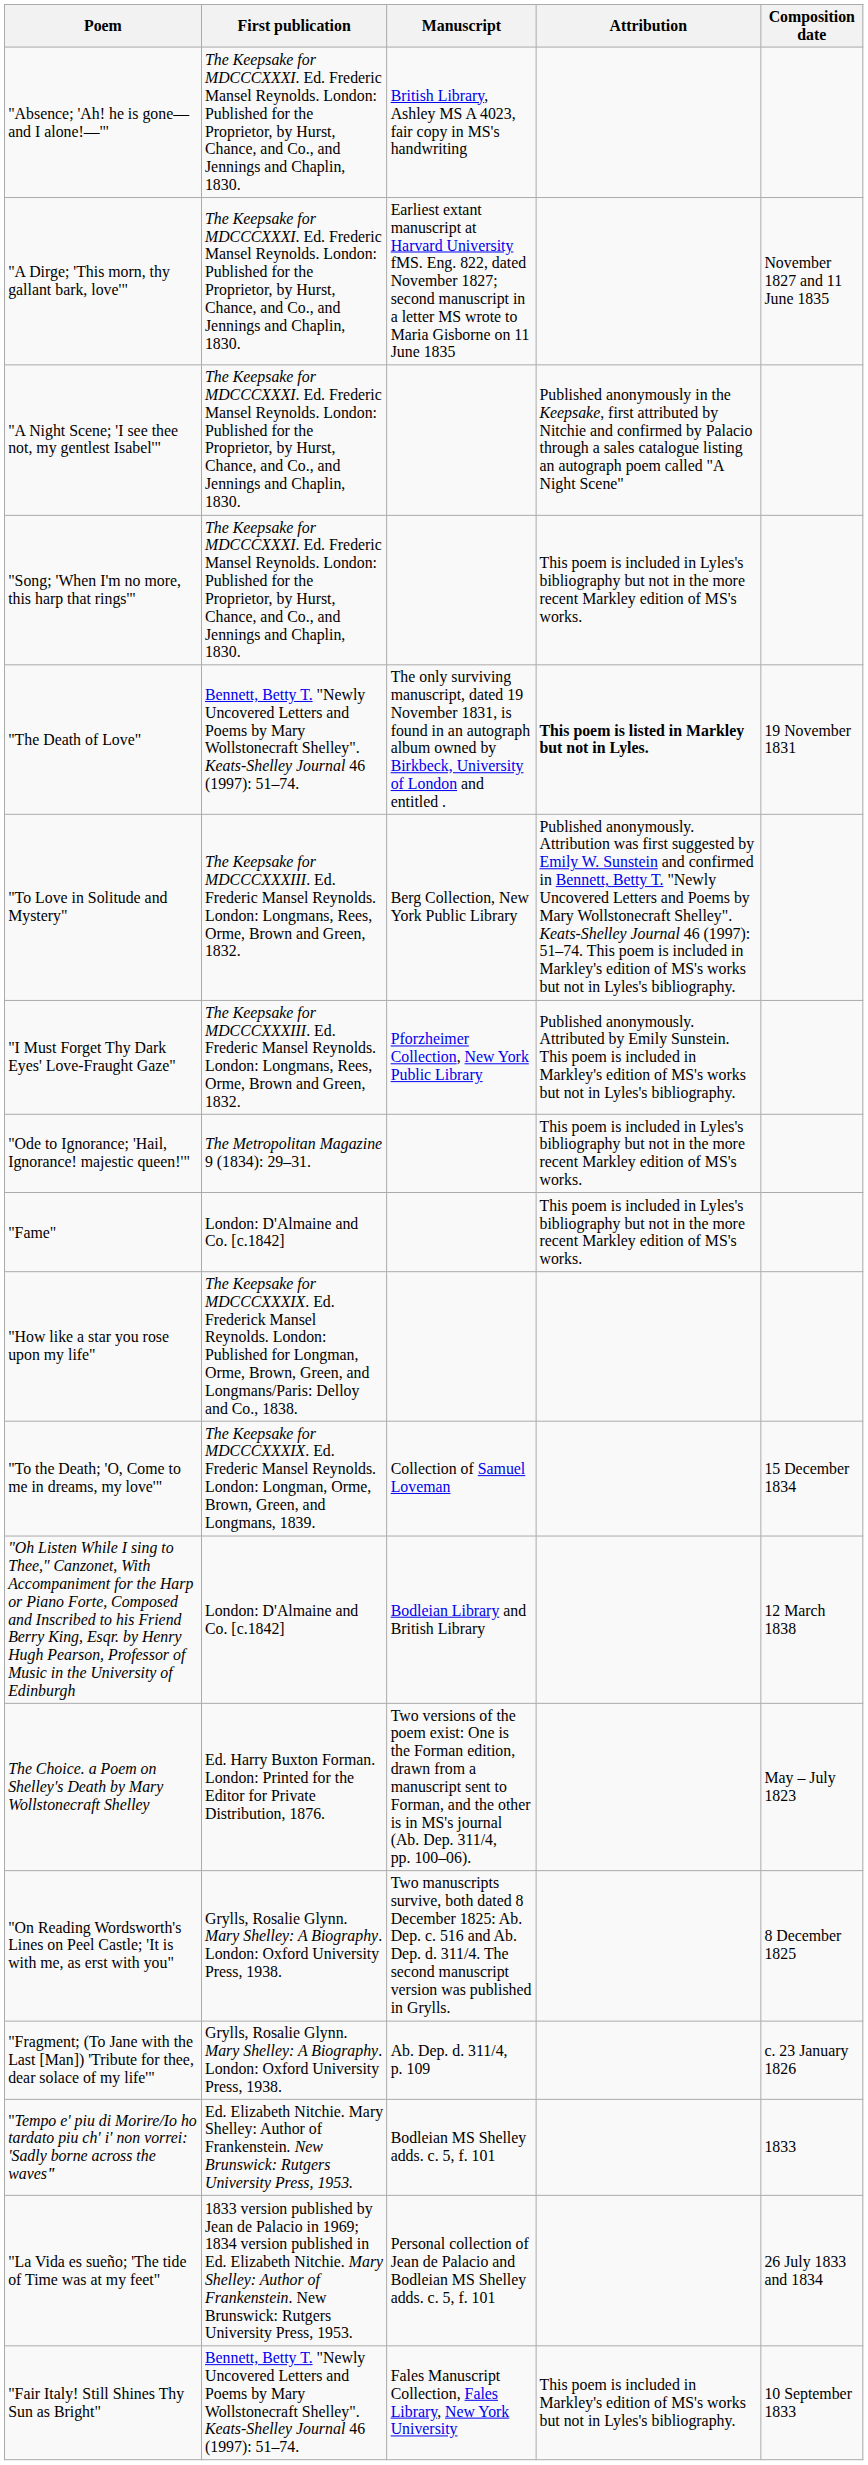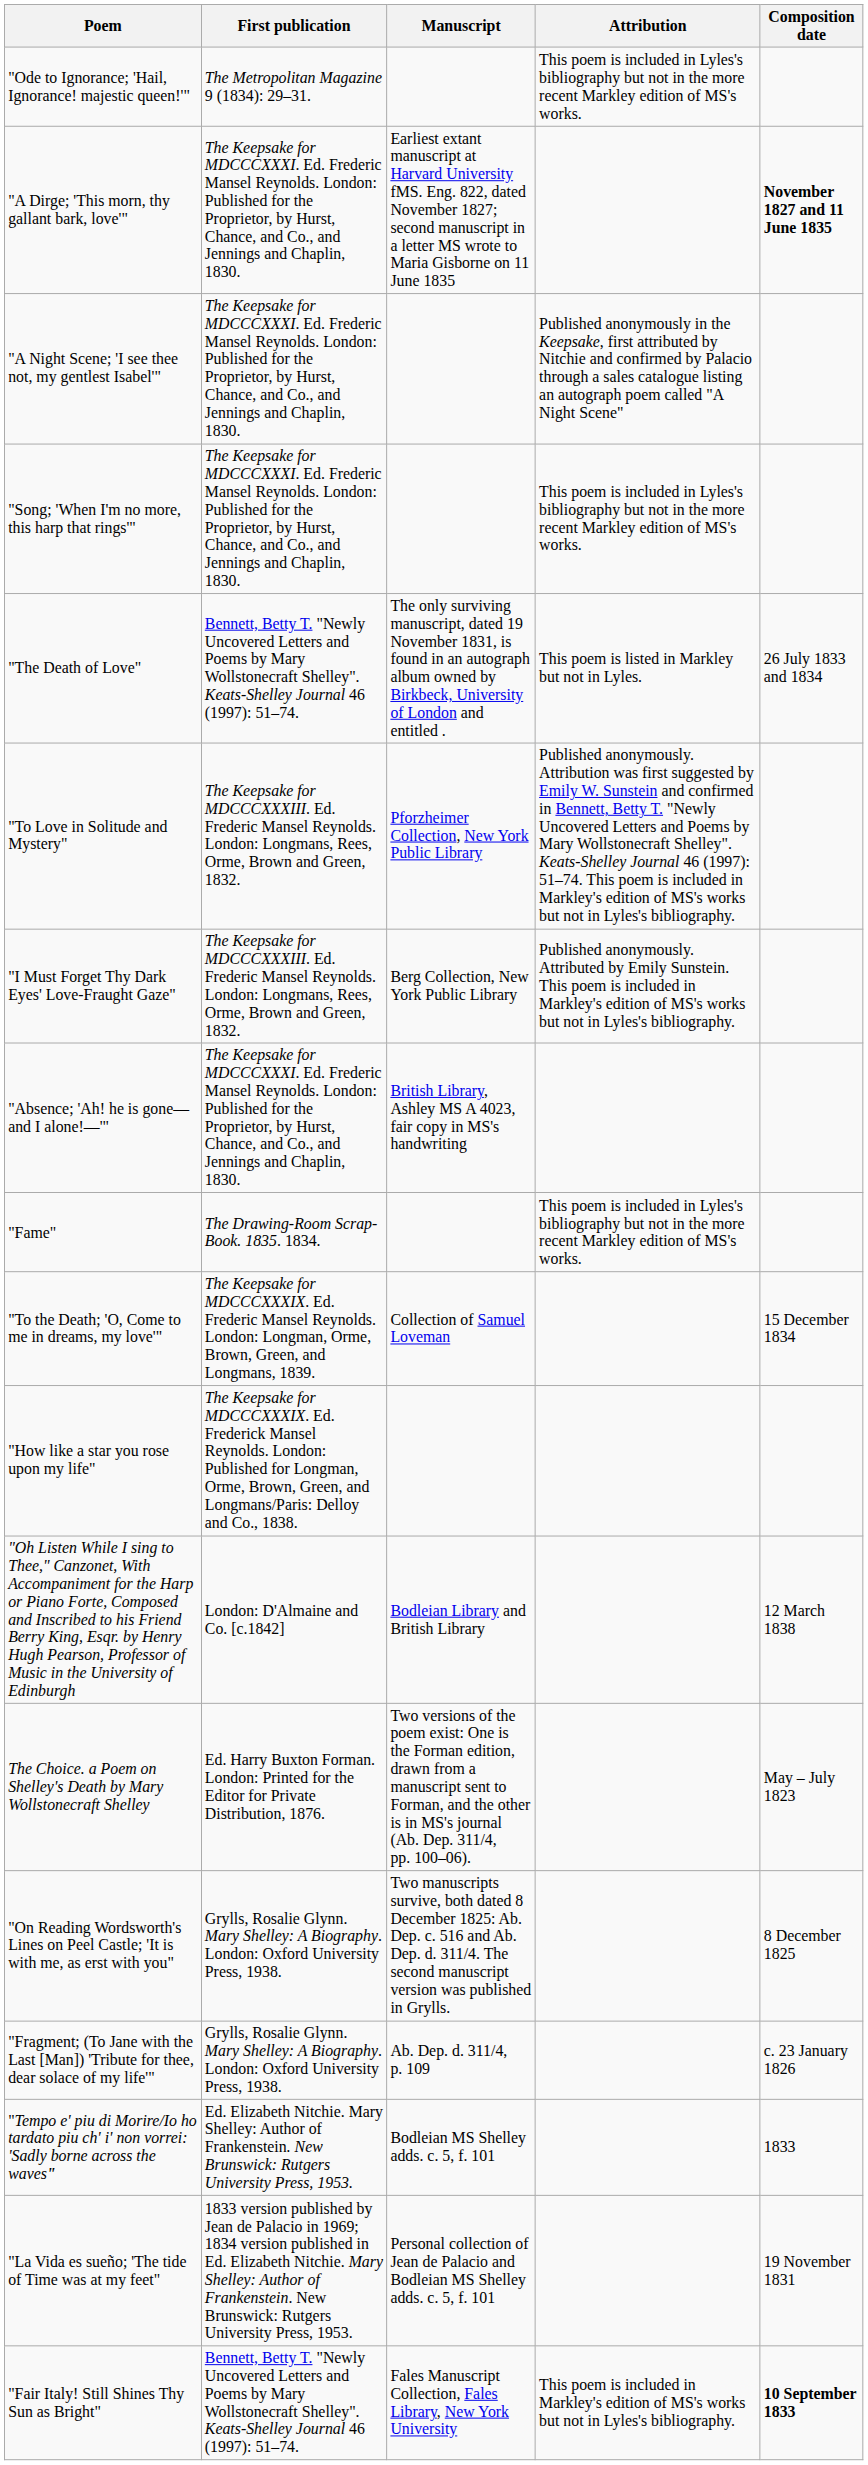rows swapped: (99, 122) <-> (99, 1153)
(803, 281) normal -> (804, 209) bold
(642, 739) bold -> (636, 668) normal
(808, 739) 19 November 1831 -> (805, 668) 26 July 1833 and 1834
(460, 907) Berg Collection, New York Public Library -> (459, 836) Pforzheimer Collection, New York Public Library
(460, 1057) Pforzheimer Collection, New York Public Library -> (460, 985) Berg Collection, New York Public Library
(282, 1232) London: D'Almaine and Co. [c.1842] -> (291, 1232) The Drawing-Room Scrap-Book. 1835. 1834.
rows swapped: (89, 1346) <-> (95, 1478)
(805, 2270) 26 July 1833 and 1834 -> (807, 2270) 19 November 1831
(808, 2402) normal -> (810, 2402) bold
